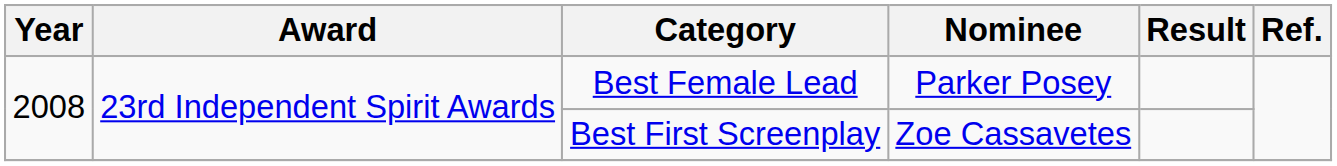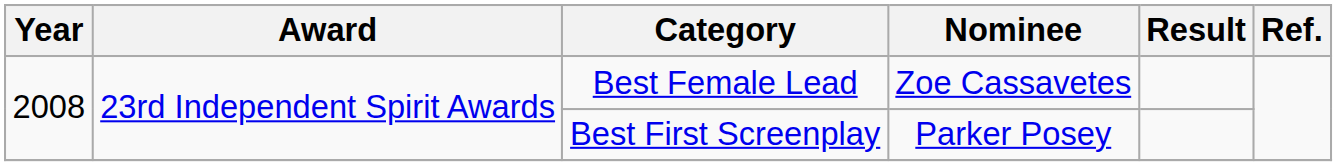(1013, 82) Parker Posey -> (1013, 82) Zoe Cassavetes
(1013, 133) Zoe Cassavetes -> (1013, 133) Parker Posey
